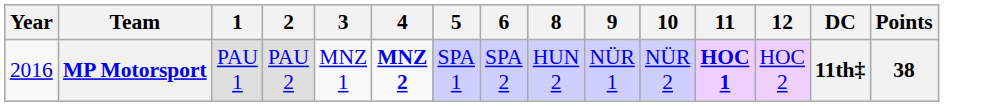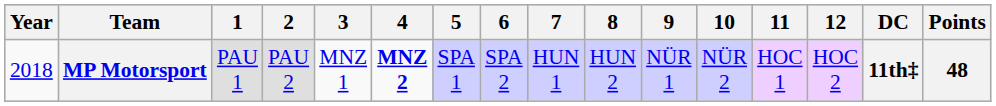+ column: (556, 21)
(31, 69) 2016 -> (31, 69) 2018
(725, 69) bold -> (780, 69) normal
(904, 69) 38 -> (957, 69) 48
